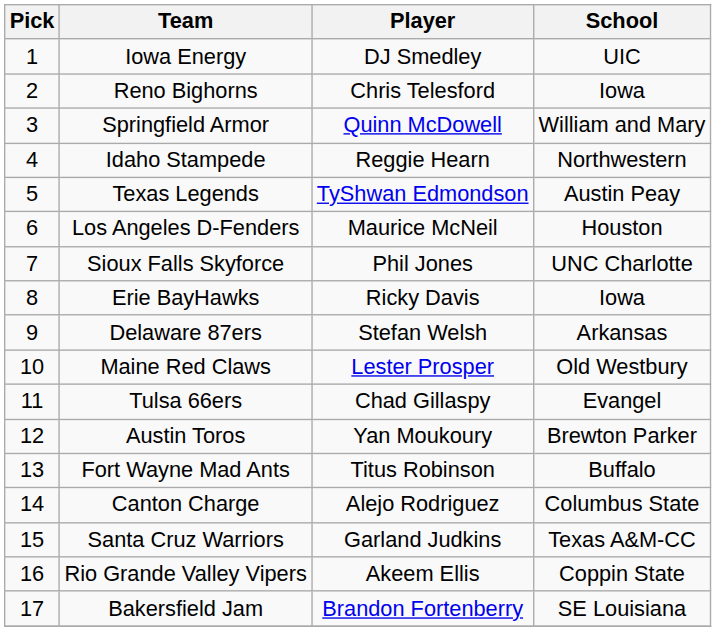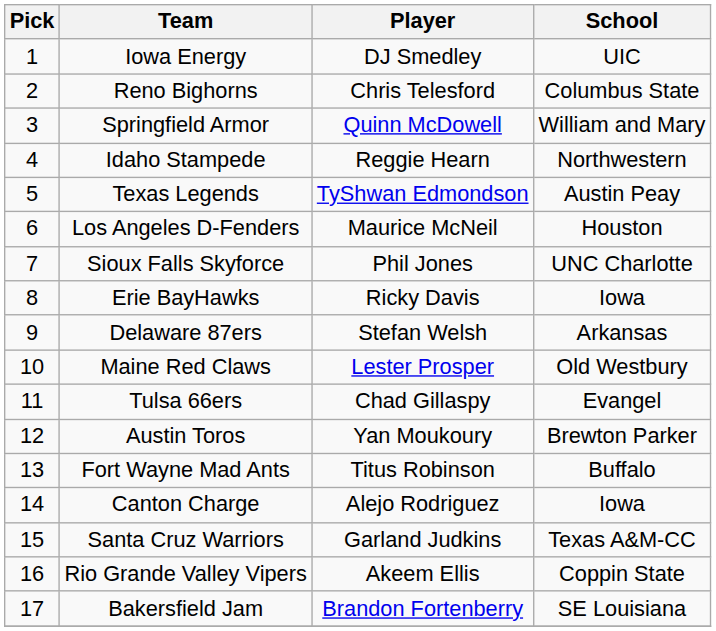(622, 90) Iowa -> (622, 90) Columbus State
(622, 504) Columbus State -> (622, 504) Iowa
